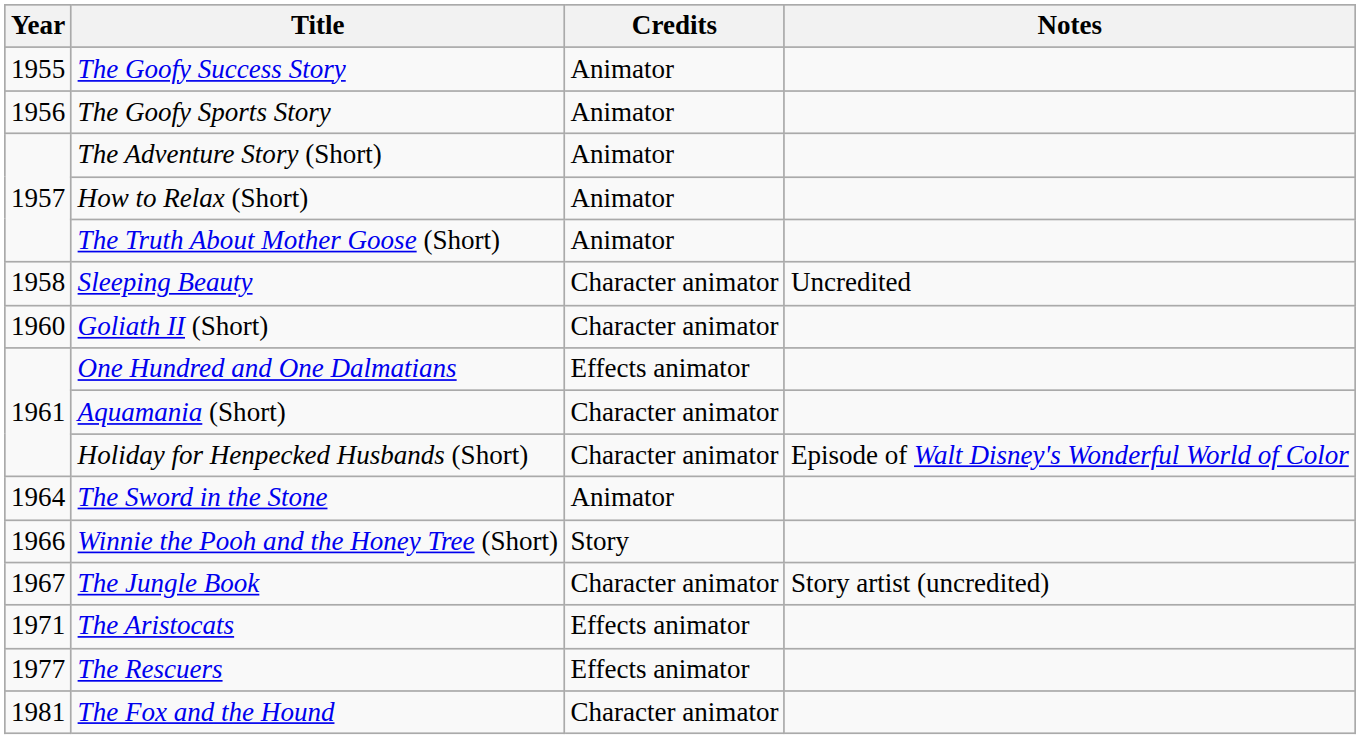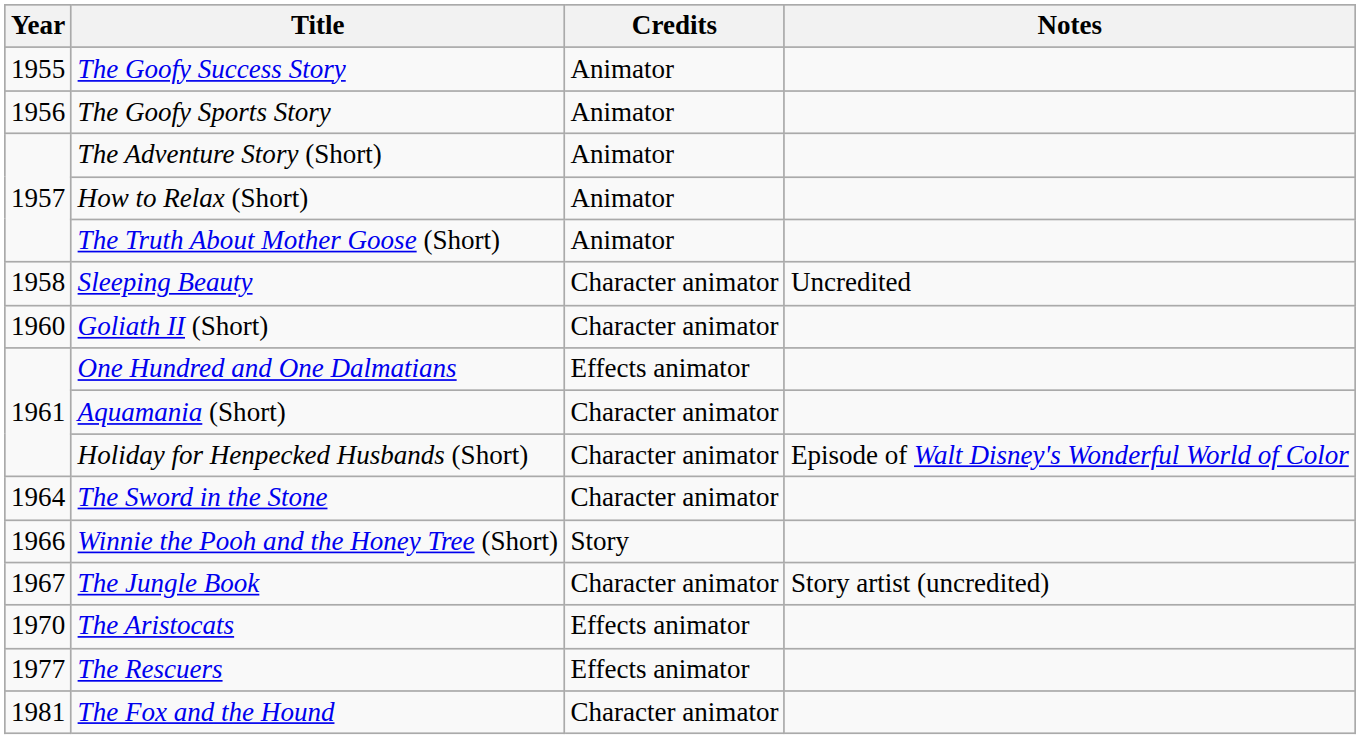(622, 497) Animator -> (674, 497) Character animator
(38, 626) 1971 -> (38, 626) 1970
